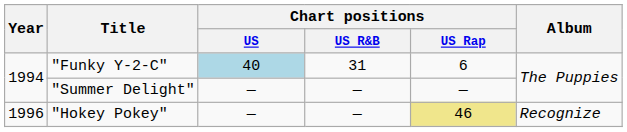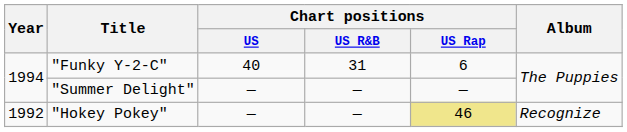(251, 65) lightblue background -> (251, 65) no background
(26, 114) 1996 -> (26, 114) 1992
